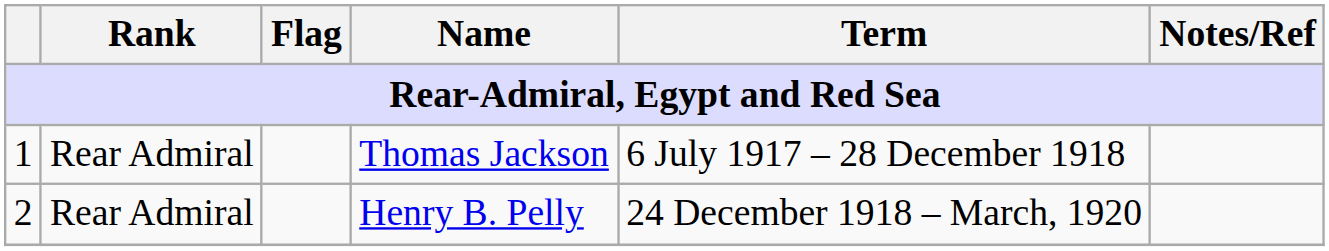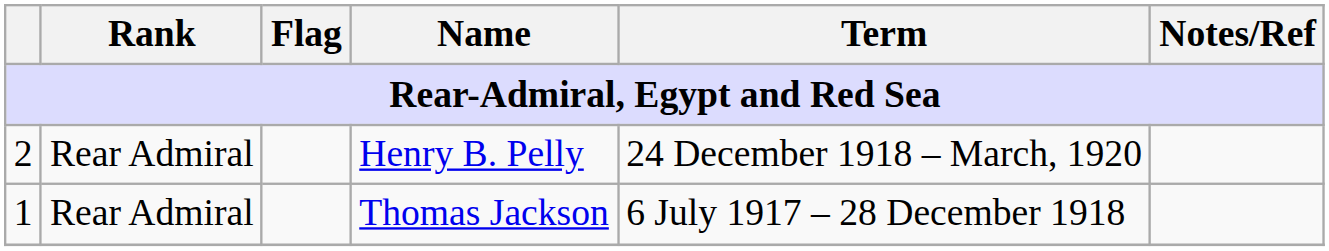rows swapped: (484, 153) <-> (472, 213)
